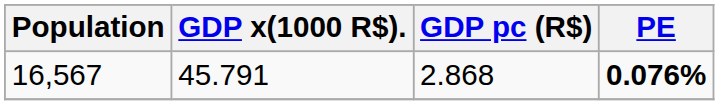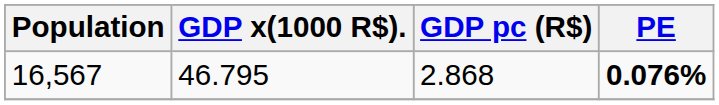(224, 74) 45.791 -> (224, 74) 46.795
